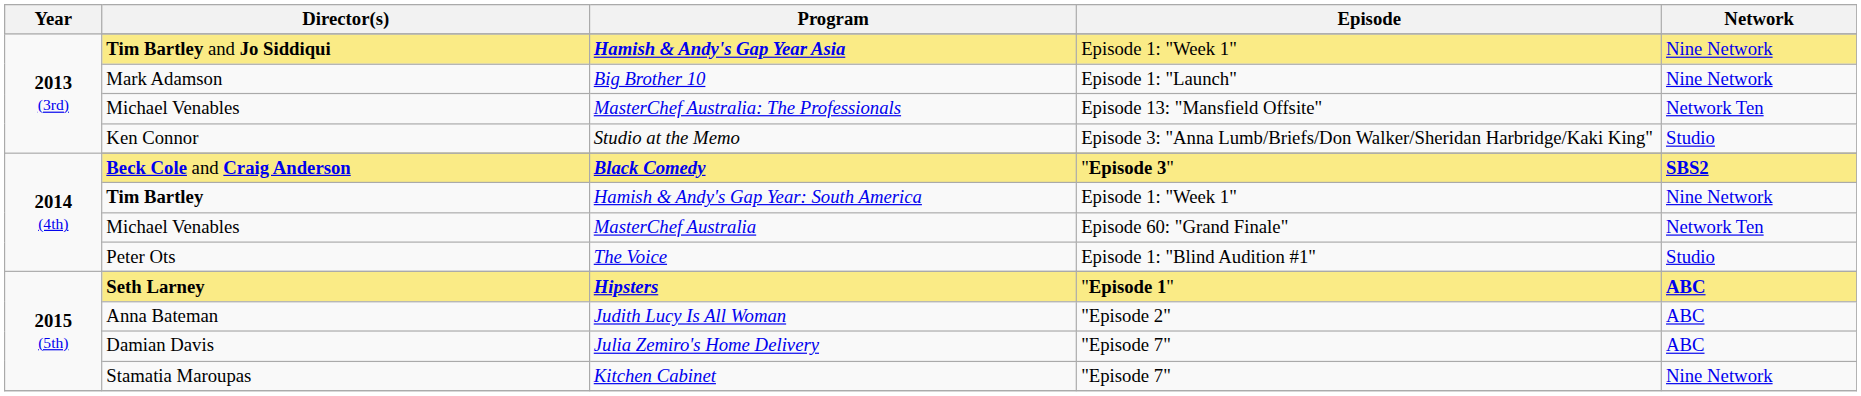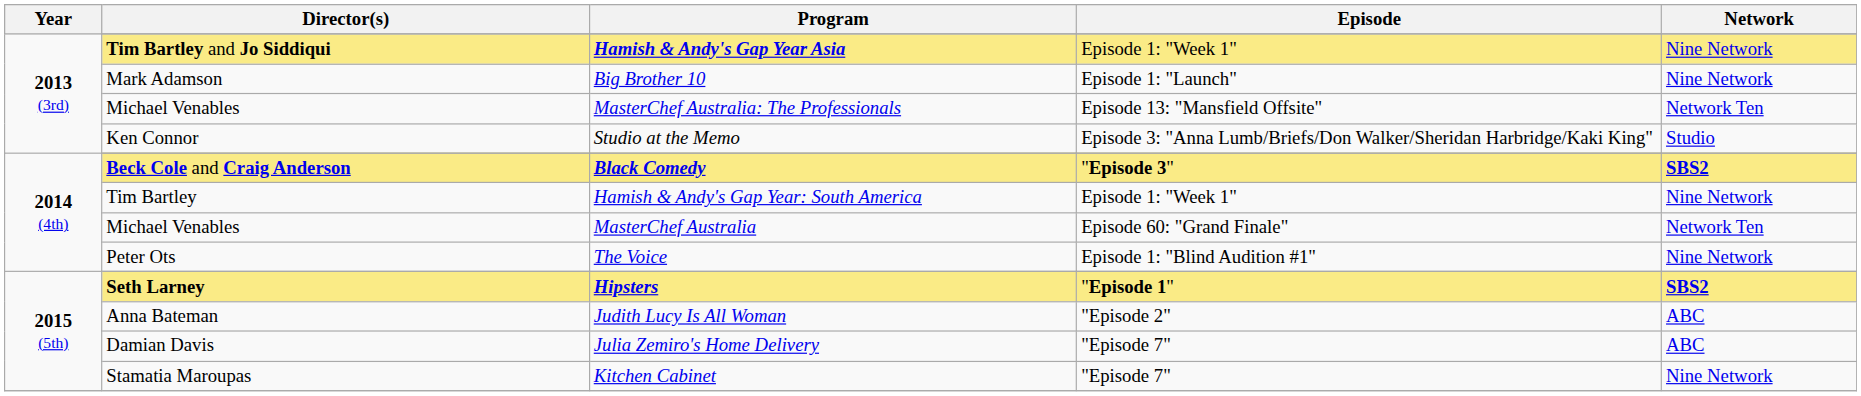(155, 197) bold -> (152, 197) normal
(1690, 256) Studio -> (1719, 256) Nine Network
(1686, 286) ABC -> (1687, 286) SBS2
